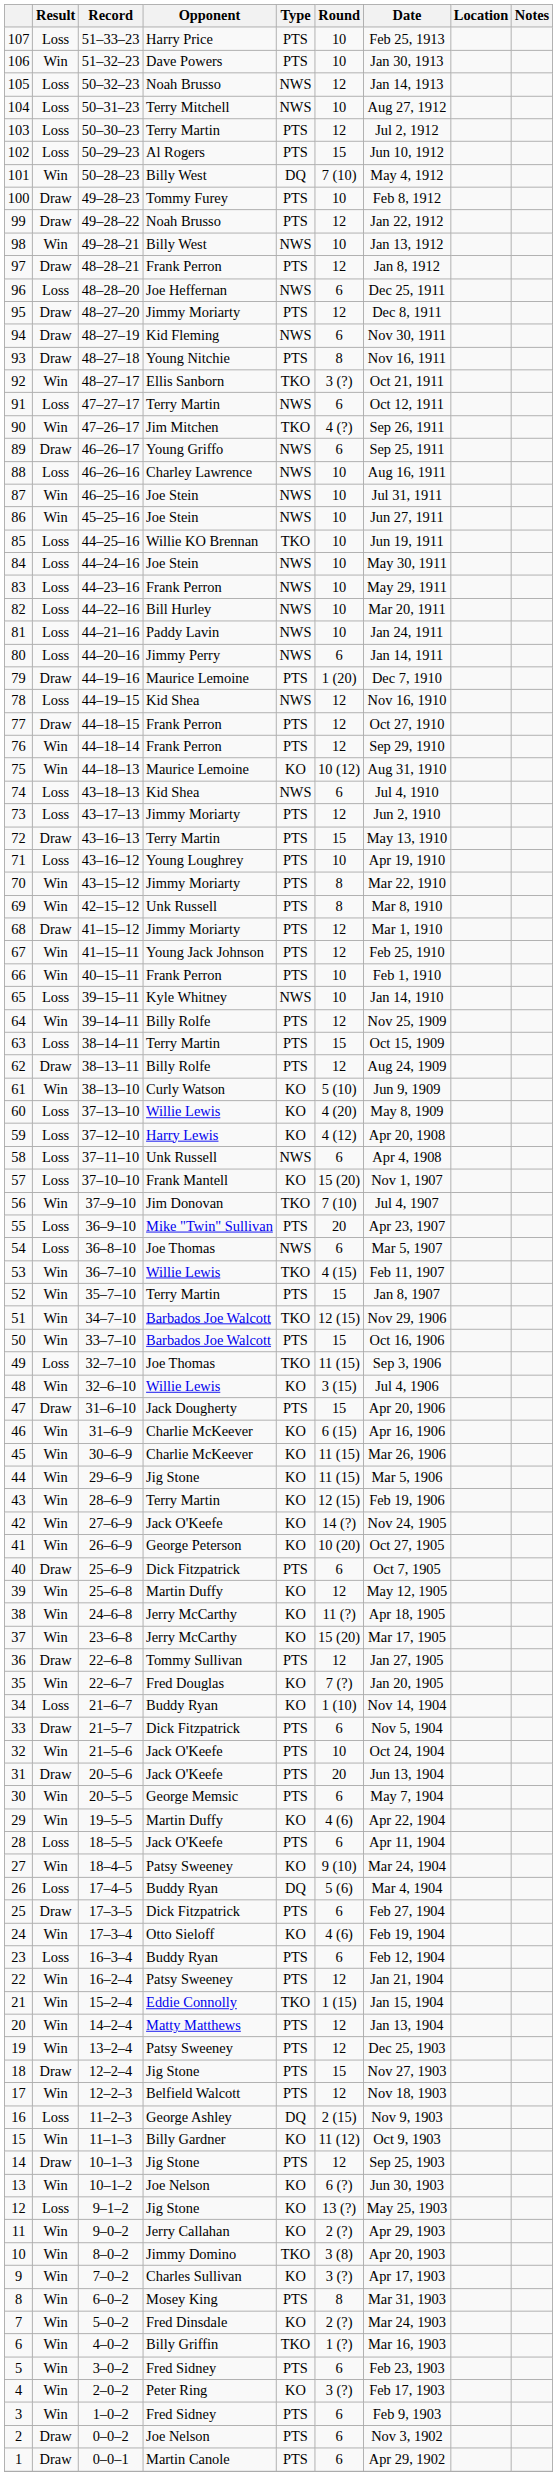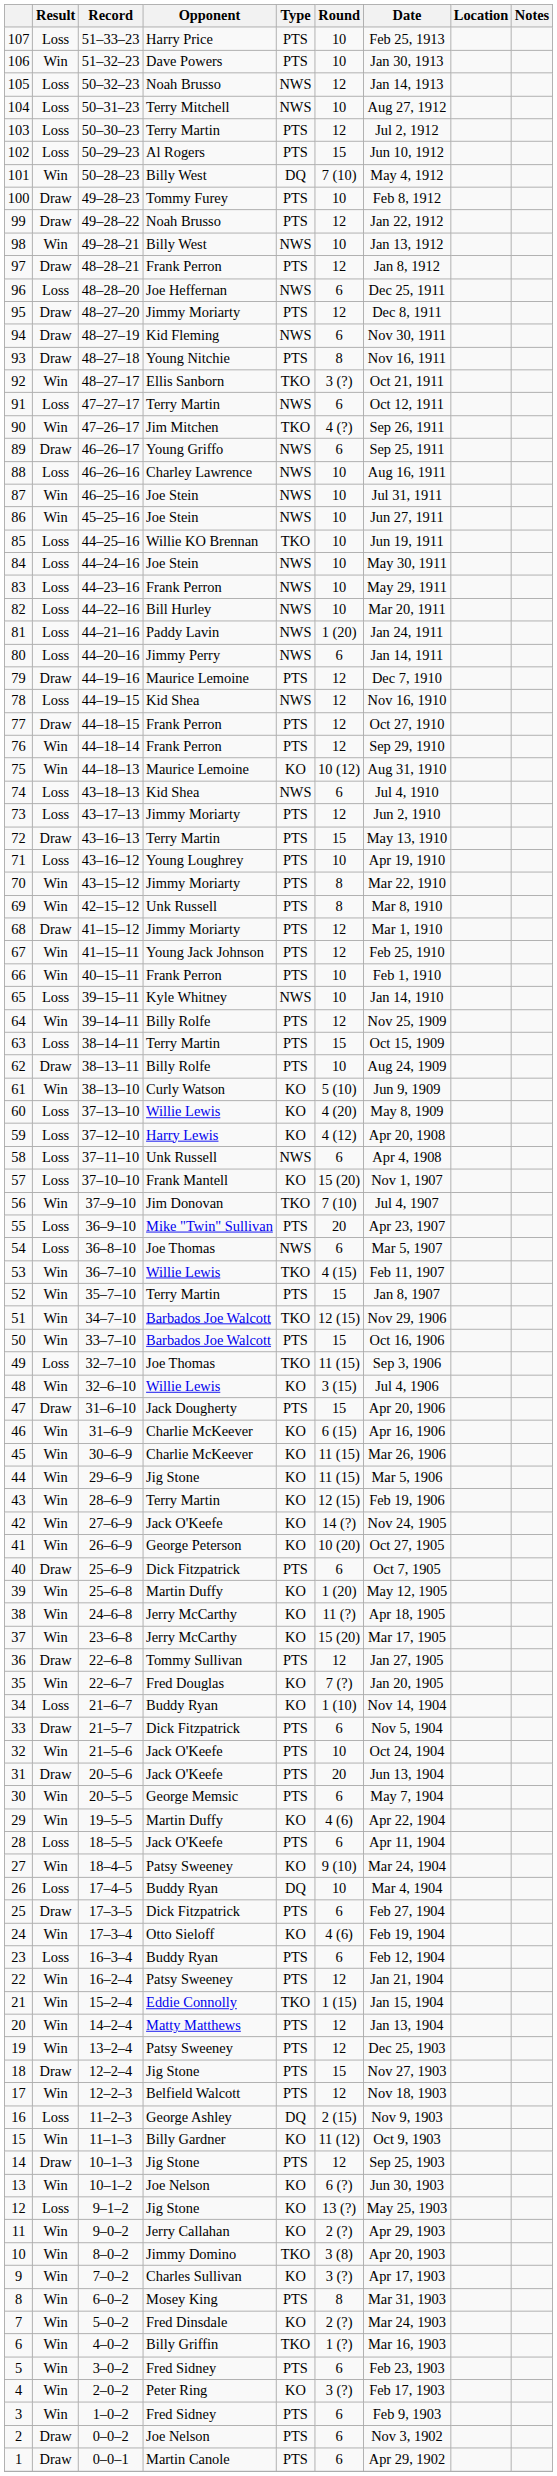(339, 632) 10 -> (339, 632) 1 (20)
(339, 678) 1 (20) -> (339, 678) 12
(339, 1066) 12 -> (339, 1066) 10
(339, 1591) 12 -> (339, 1591) 1 (20)
(339, 1888) 5 (6) -> (339, 1888) 10
